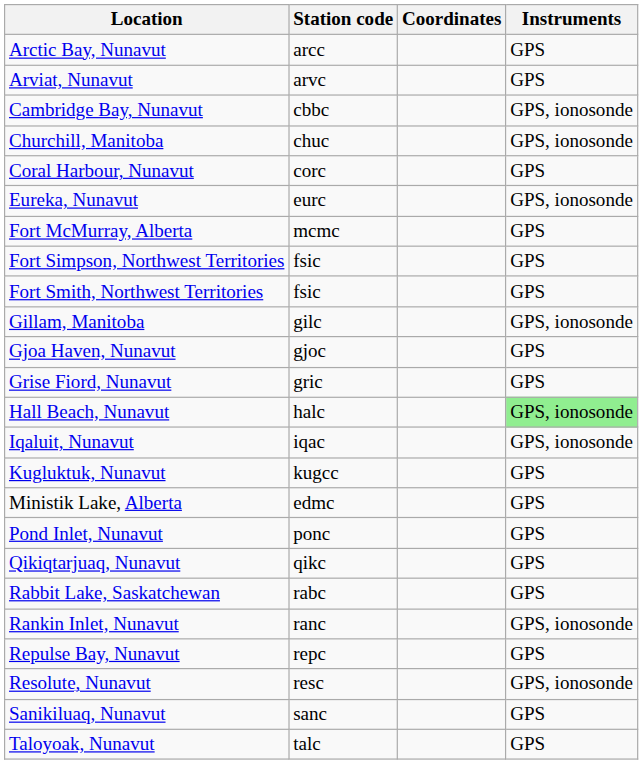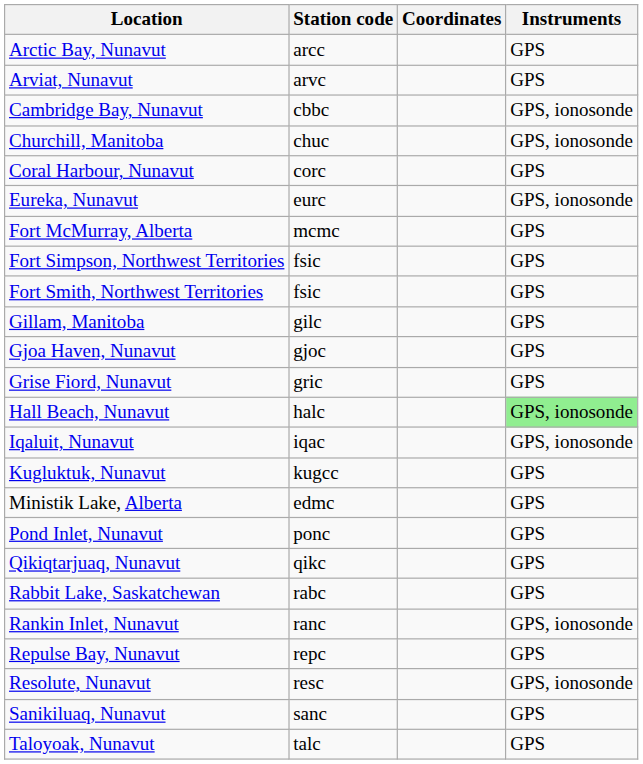(572, 321) GPS, ionosonde -> (528, 321) GPS
